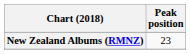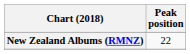(166, 40) 23 -> (166, 40) 22
